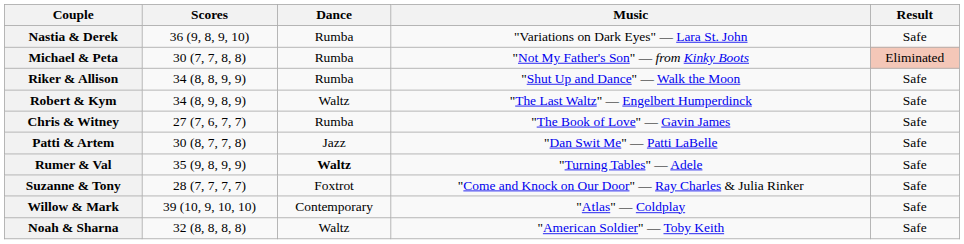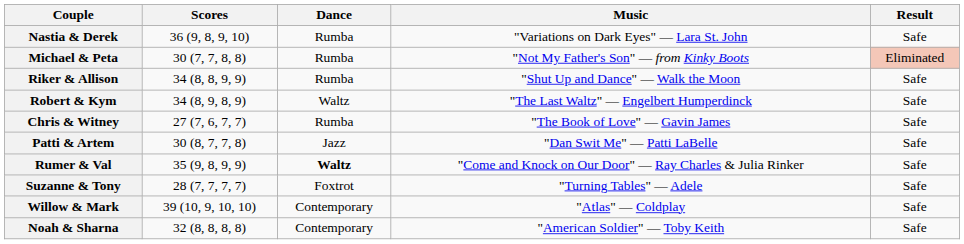(631, 164) "Turning Tables" — Adele -> (631, 164) "Come and Knock on Our Door" — Ray Charles & Julia Rinker
(631, 185) "Come and Knock on Our Door" — Ray Charles & Julia Rinker -> (631, 185) "Turning Tables" — Adele
(334, 228) Waltz -> (334, 228) Contemporary
